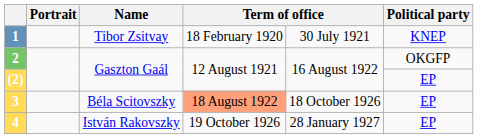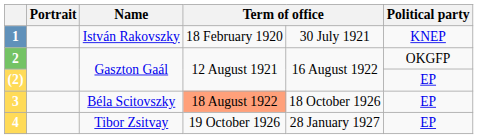(131, 36) Tibor Zsitvay -> (131, 36) István Rakovszky
(131, 123) István Rakovszky -> (131, 123) Tibor Zsitvay
